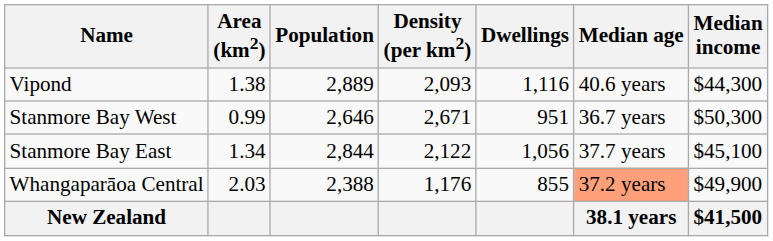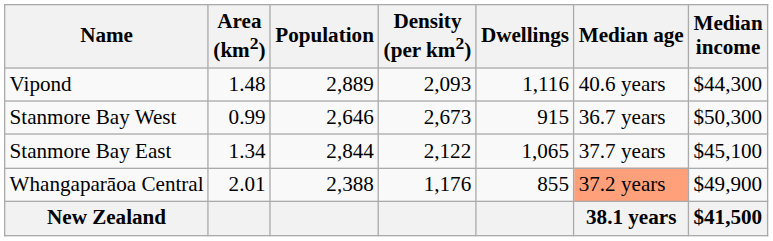(247, 84) 1.38 -> (247, 84) 1.48
(447, 117) 2,671 -> (447, 117) 2,673
(553, 117) 951 -> (553, 117) 915
(545, 151) 1,056 -> (545, 151) 1,065
(247, 184) 2.03 -> (247, 184) 2.01
